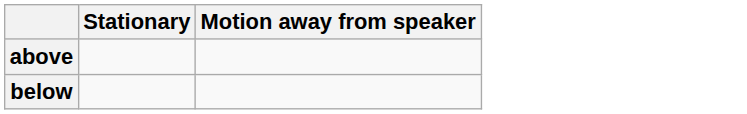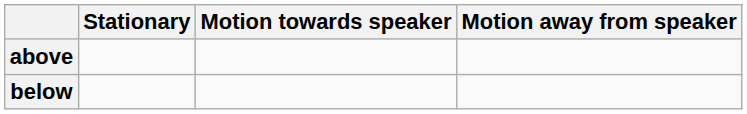+ column: (326, 21)
